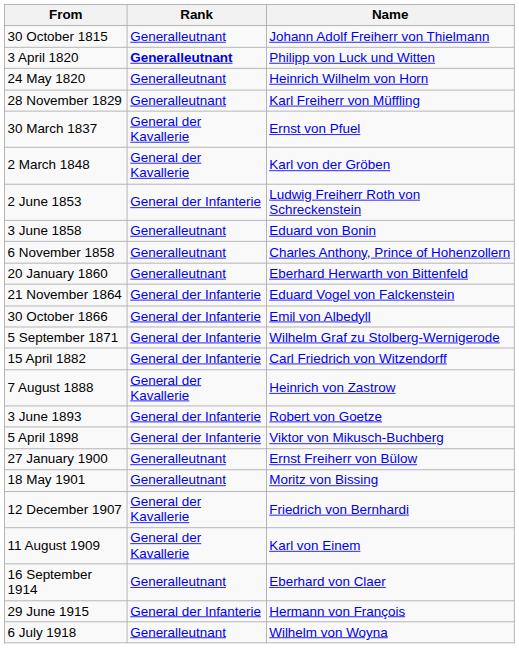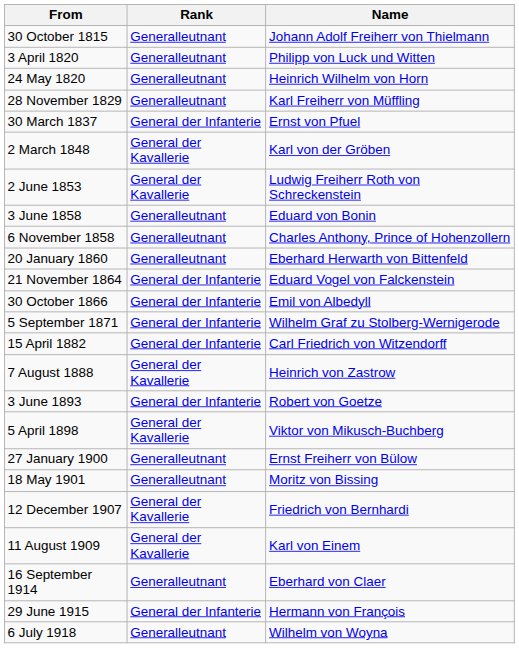(181, 57) bold -> (178, 57) normal
(166, 129) General der Kavallerie -> (196, 121) General der Infanterie
(196, 202) General der Infanterie -> (166, 187) General der Kavallerie
(196, 437) General der Infanterie -> (166, 430) General der Kavallerie
